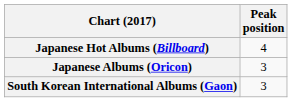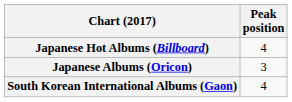(264, 86) 3 -> (264, 86) 4
